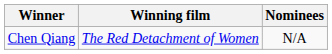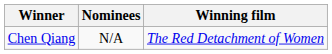columns swapped: (170, 15) <-> (295, 15)
